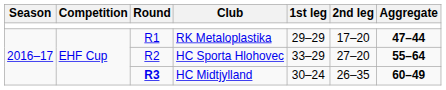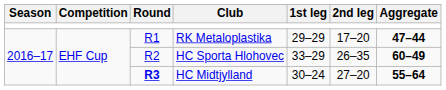(353, 56) 27–20 -> (353, 56) 26–35
(409, 56) 55–64 -> (409, 56) 60–49
(353, 75) 26–35 -> (353, 75) 27–20
(409, 75) 60–49 -> (409, 75) 55–64
